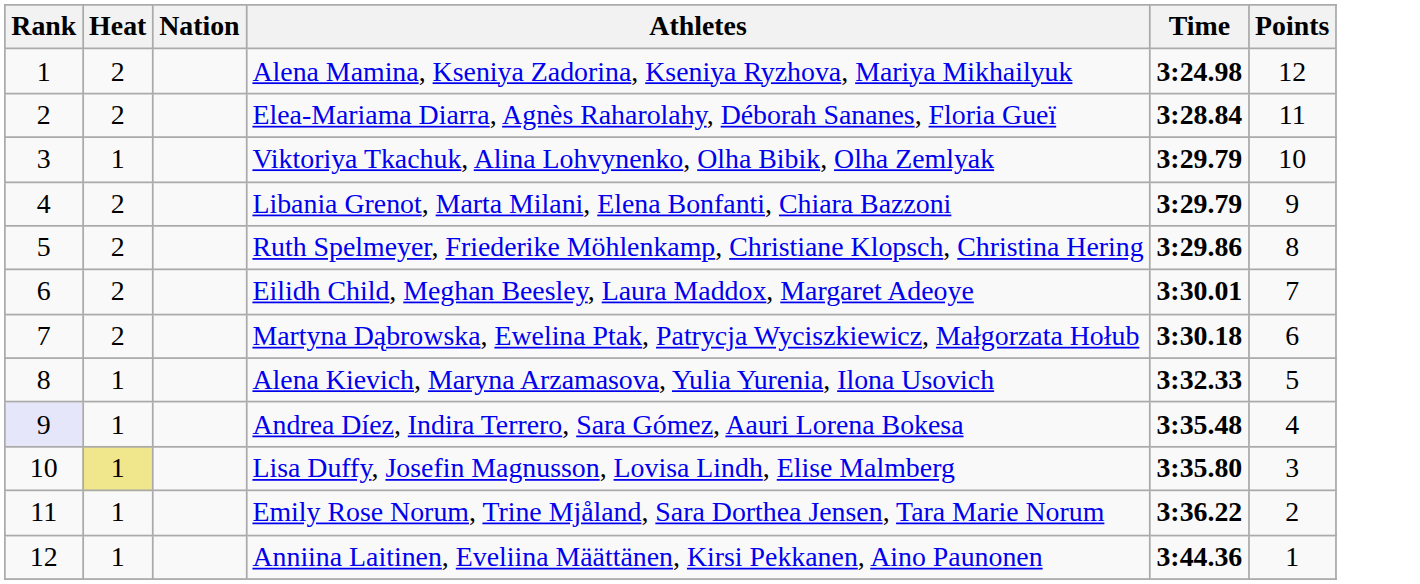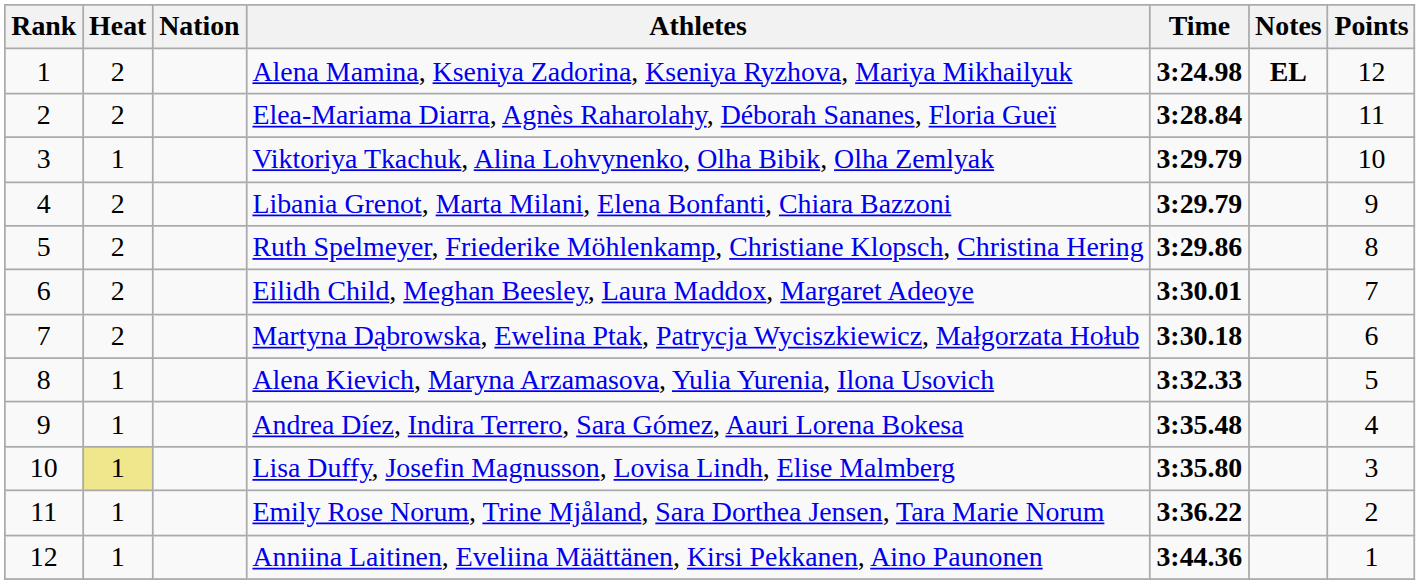+ column: (1288, 26)
(44, 423) lavender background -> (44, 423) no background
